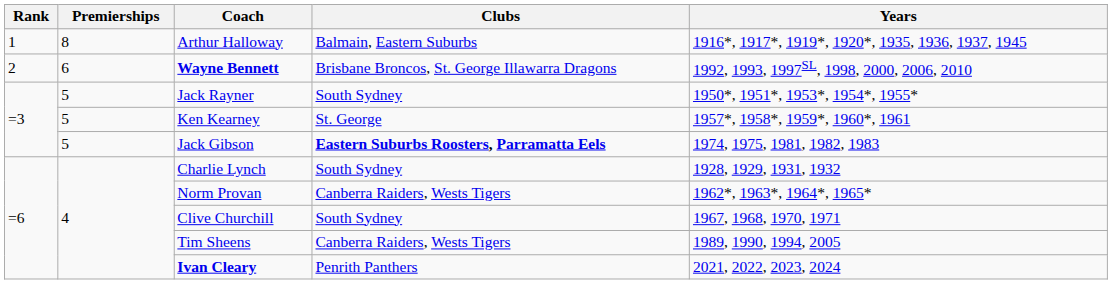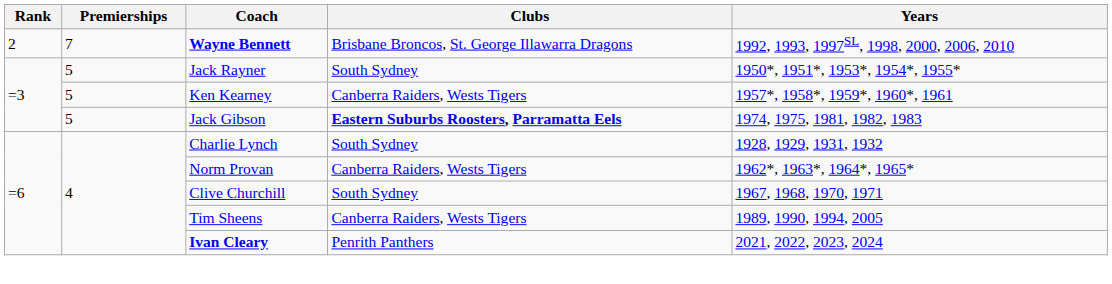- row: (230, 41)
(65, 68) 6 -> (69, 43) 7
(349, 119) St. George -> (429, 94) Canberra Raiders, Wests Tigers
